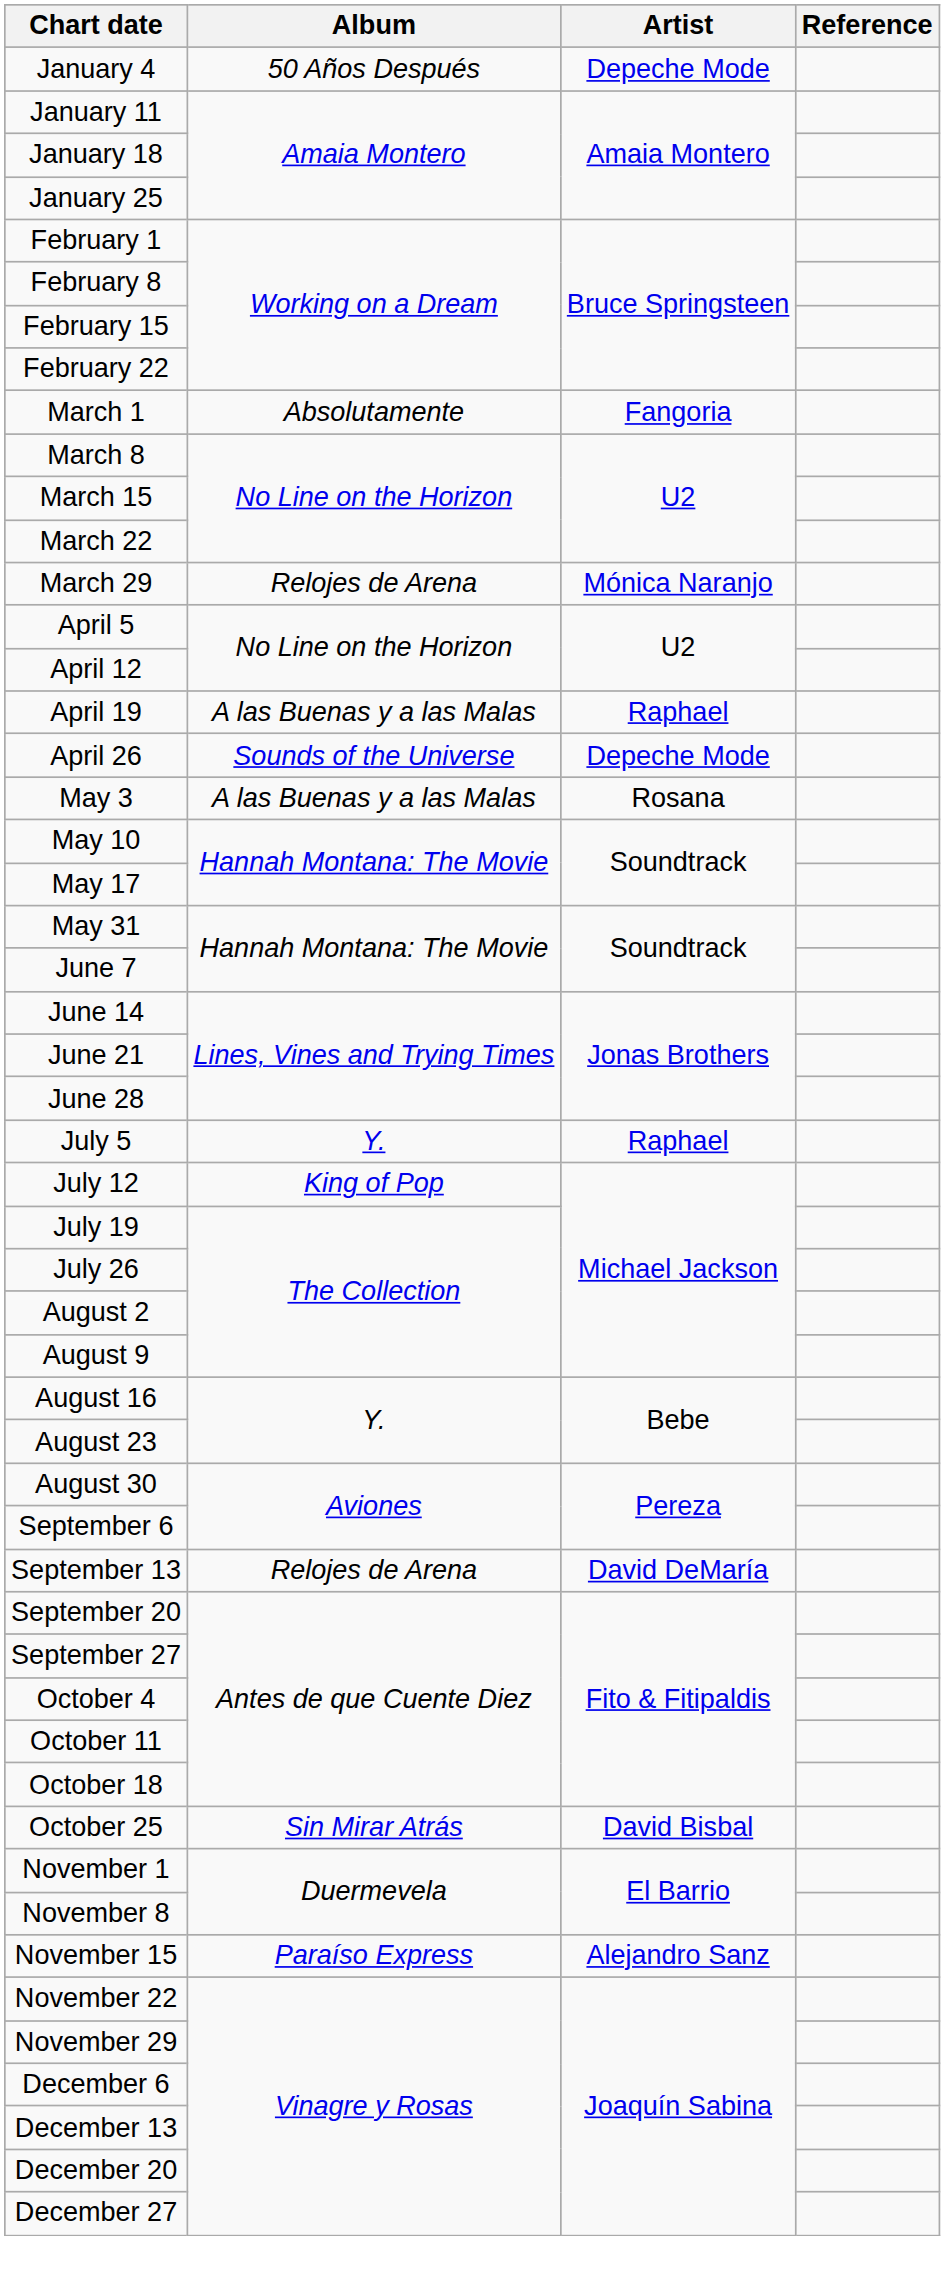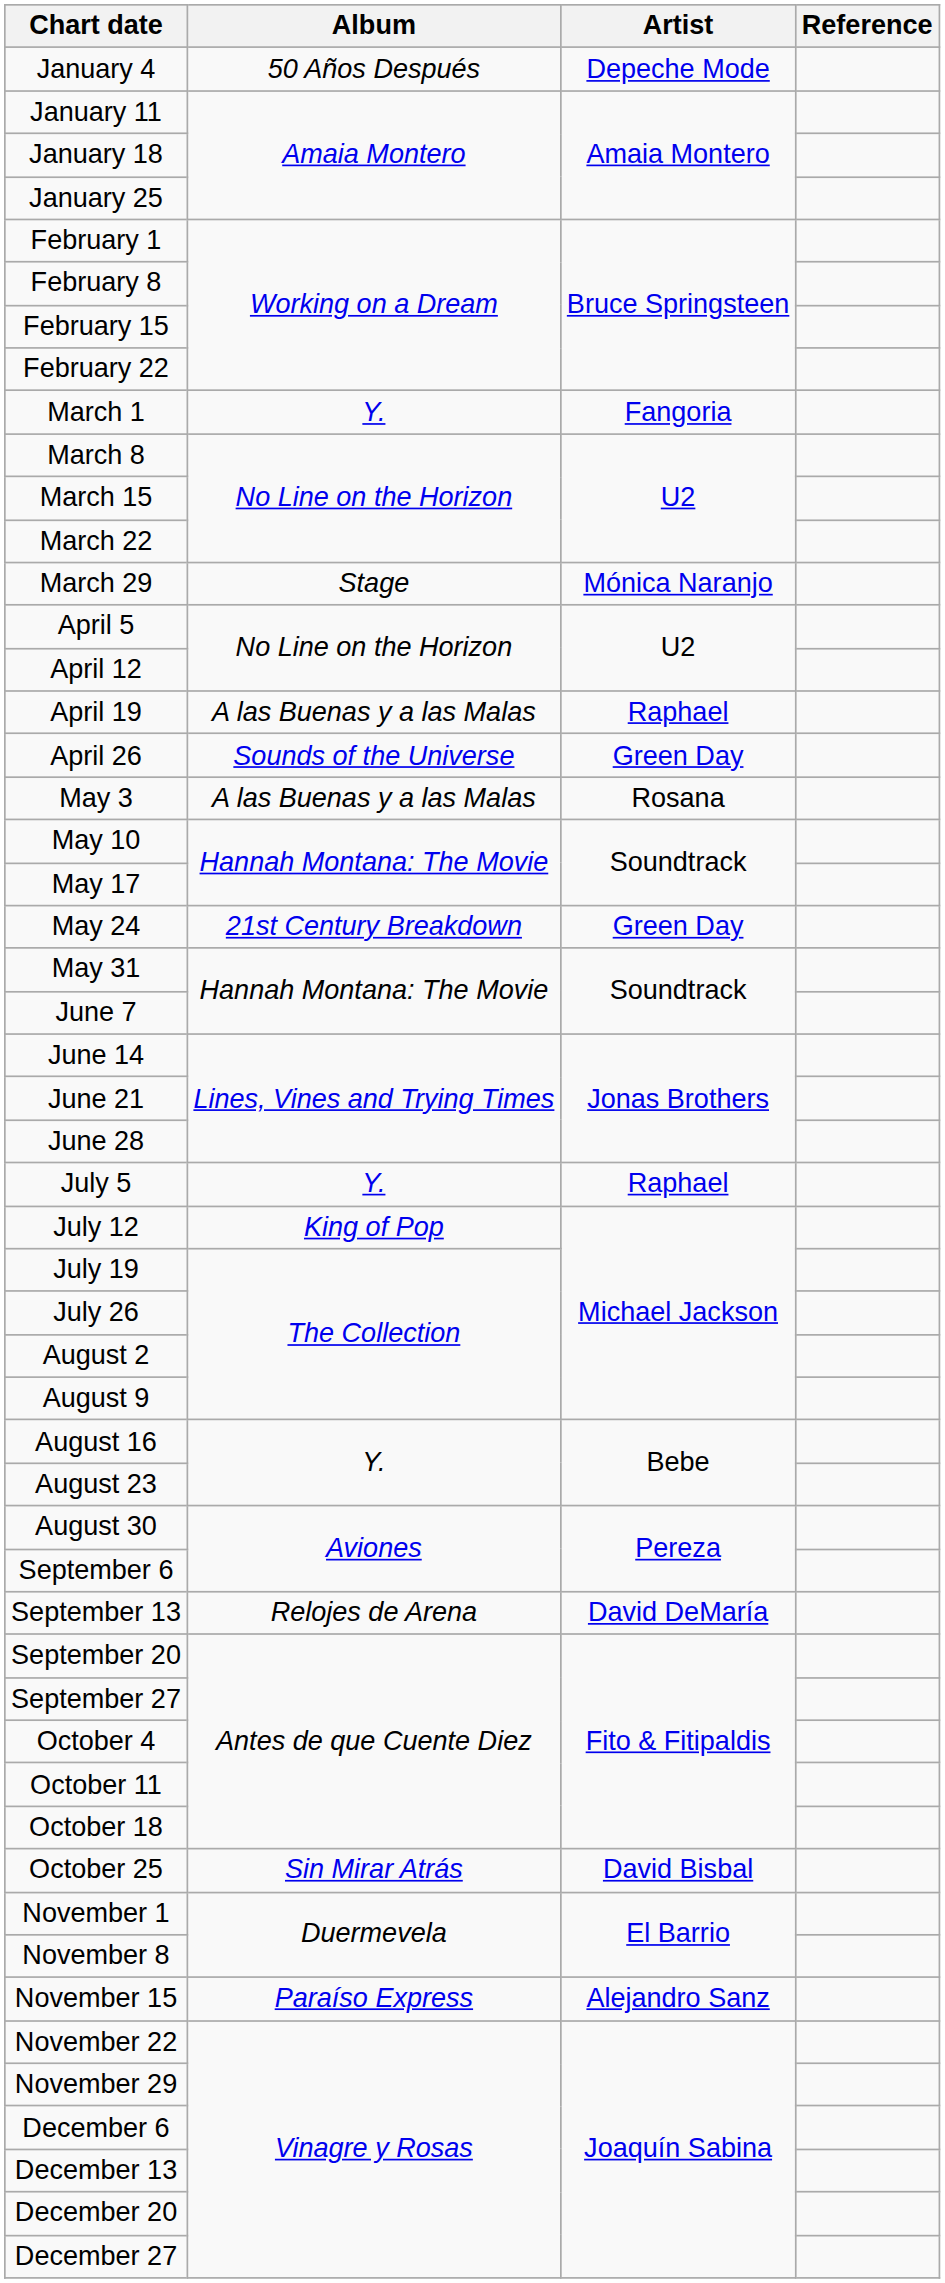(374, 411) Absolutamente -> (374, 411) Y.
(374, 583) Relojes de Arena -> (374, 583) Stage
(678, 754) Depeche Mode -> (678, 754) Green Day
+ row: (96, 926)
